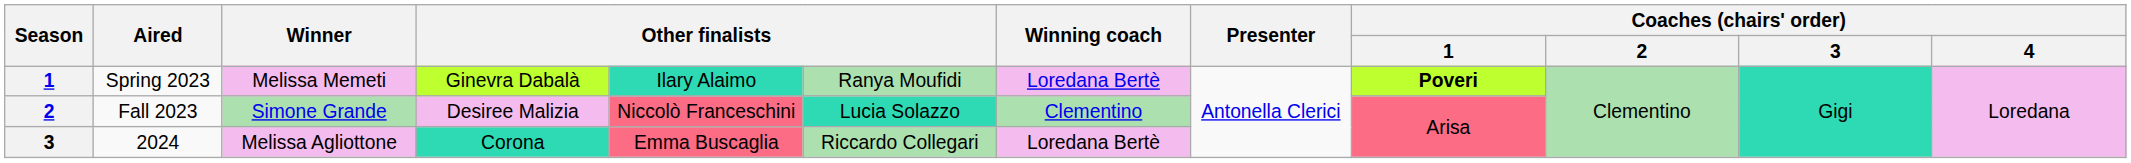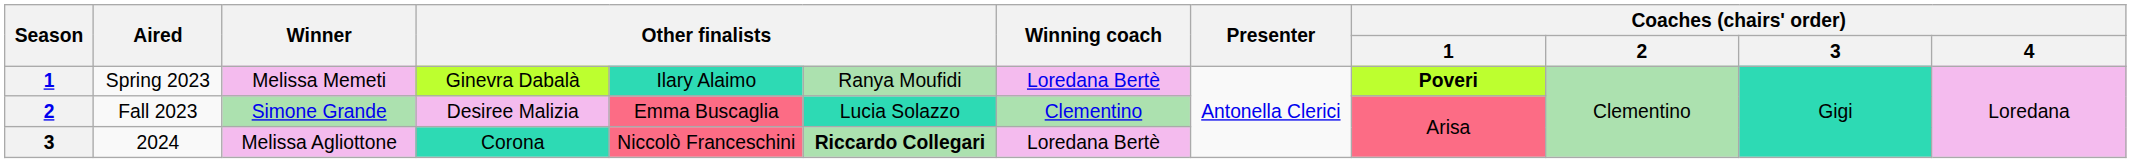(706, 112) Niccolò Franceschini -> (706, 112) Emma Buscaglia
(706, 142) Emma Buscaglia -> (706, 142) Niccolò Franceschini
(900, 142) normal -> (900, 142) bold
